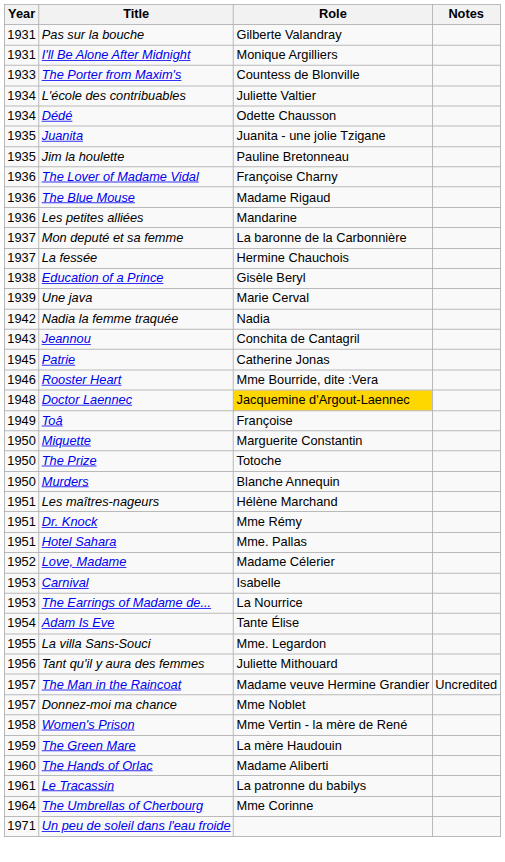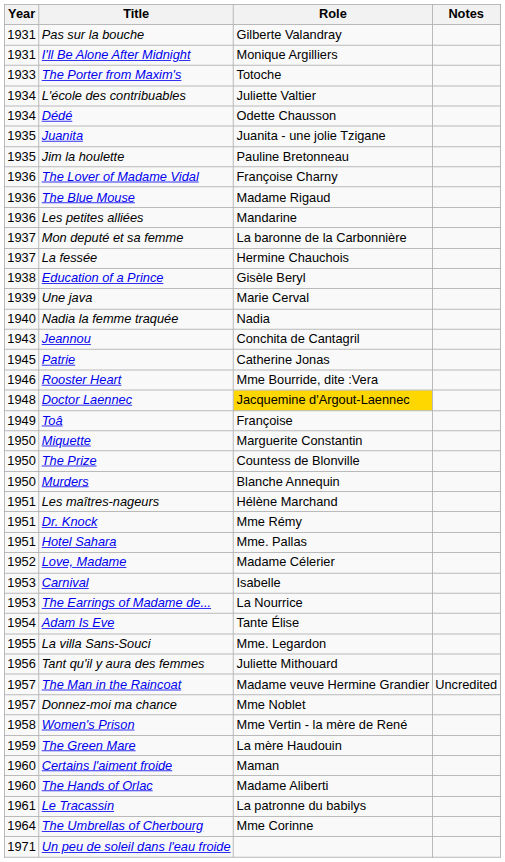(298, 75) Countess de Blonville -> (259, 75) Totoche
(22, 319) 1942 -> (22, 319) 1940
(259, 461) Totoche -> (298, 461) Countess de Blonville
+ row: (107, 765)
